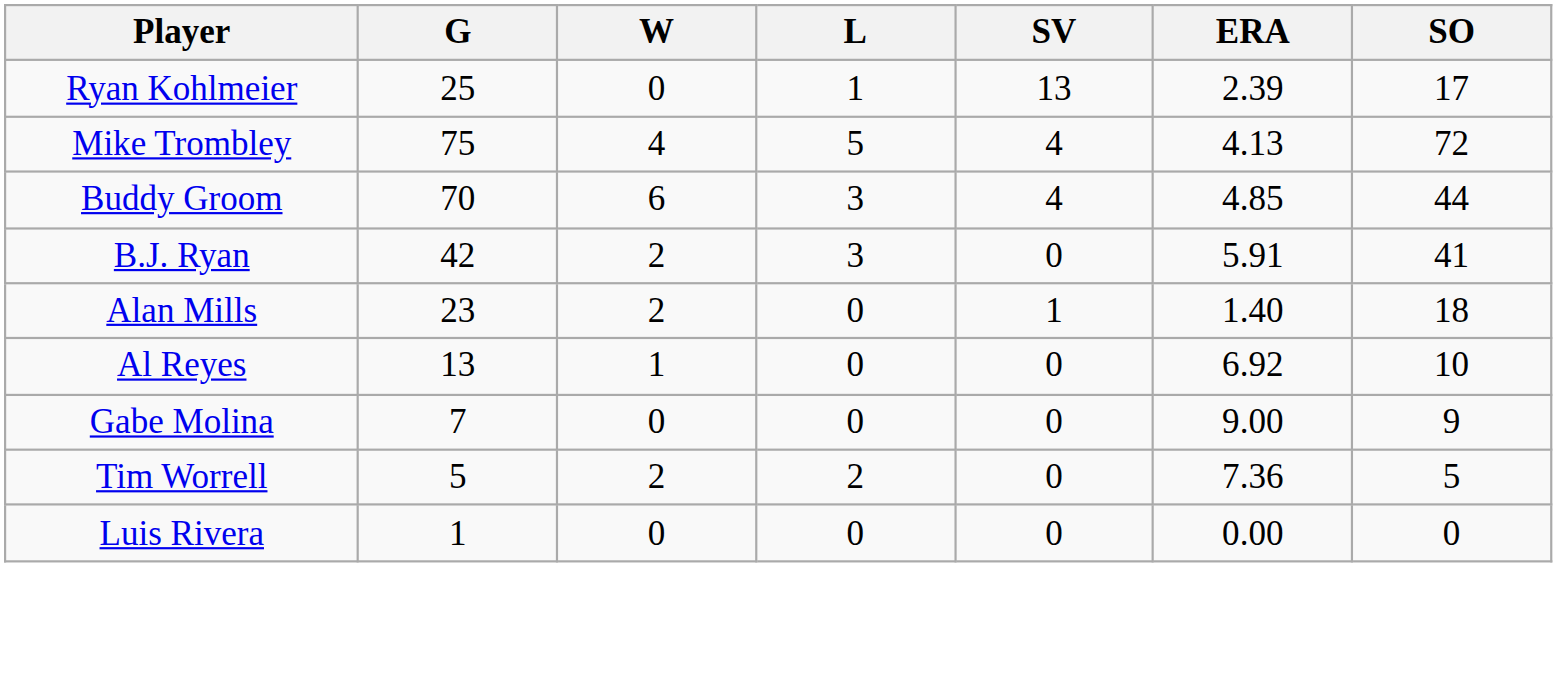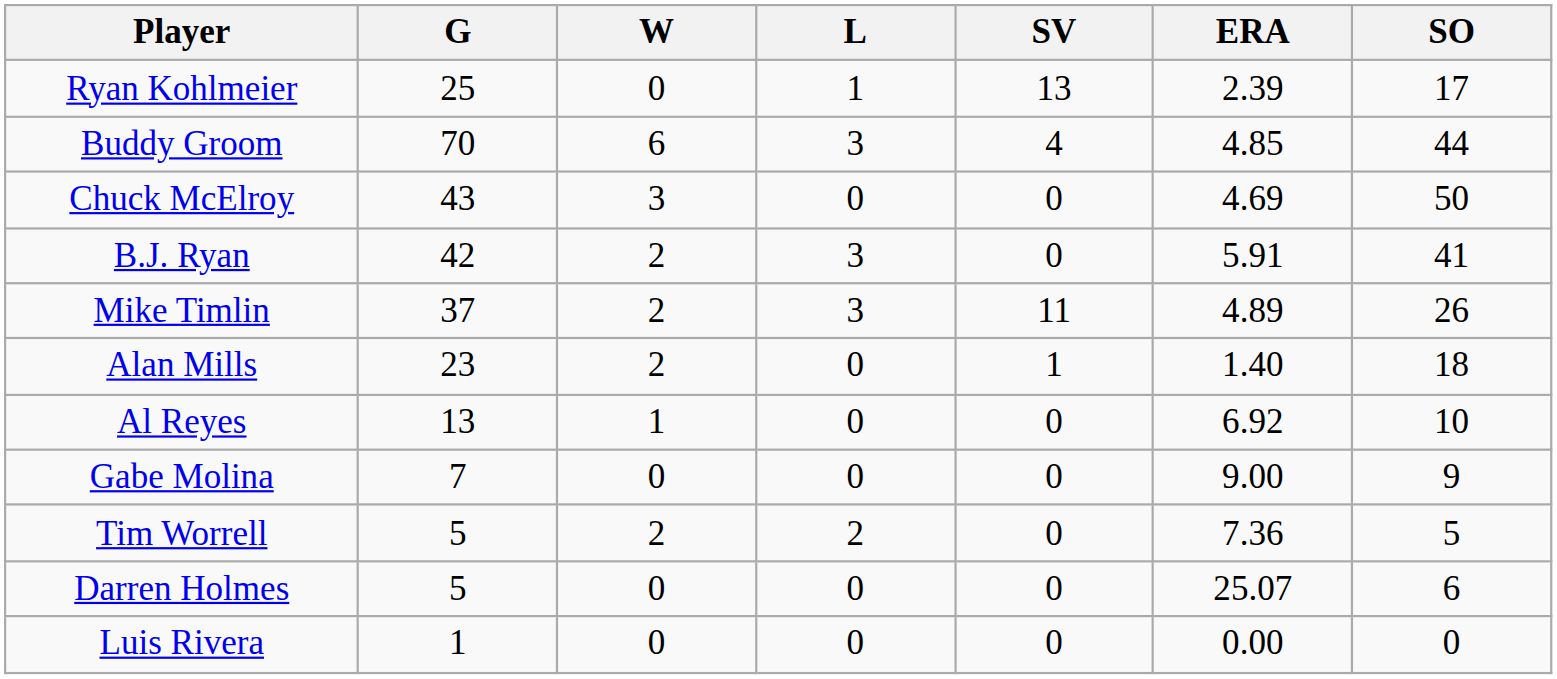- row: (182, 143)
+ row: (182, 198)
+ row: (182, 310)
+ row: (182, 587)
